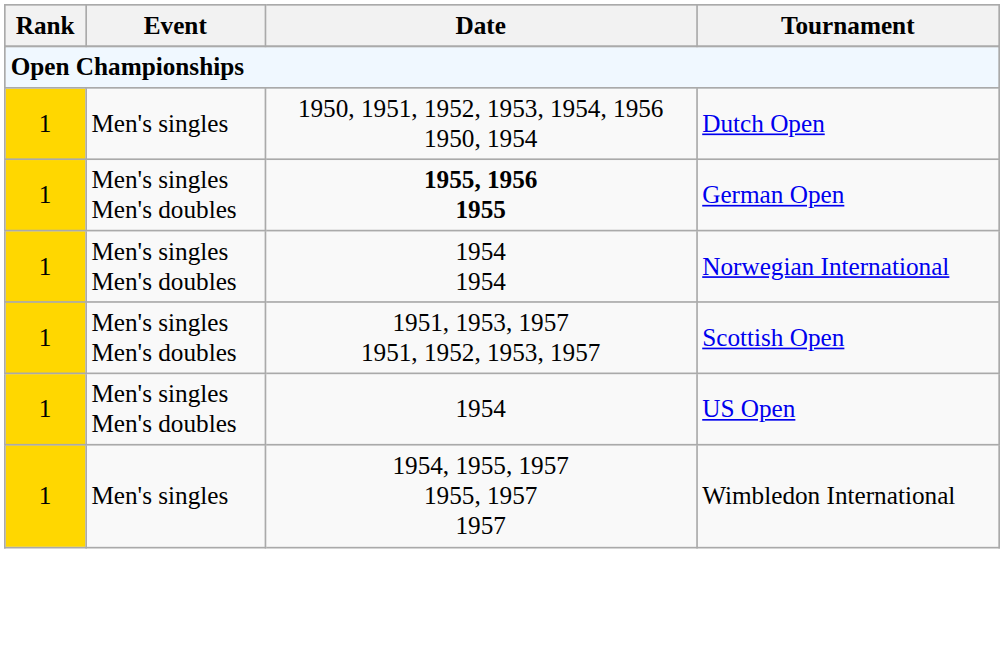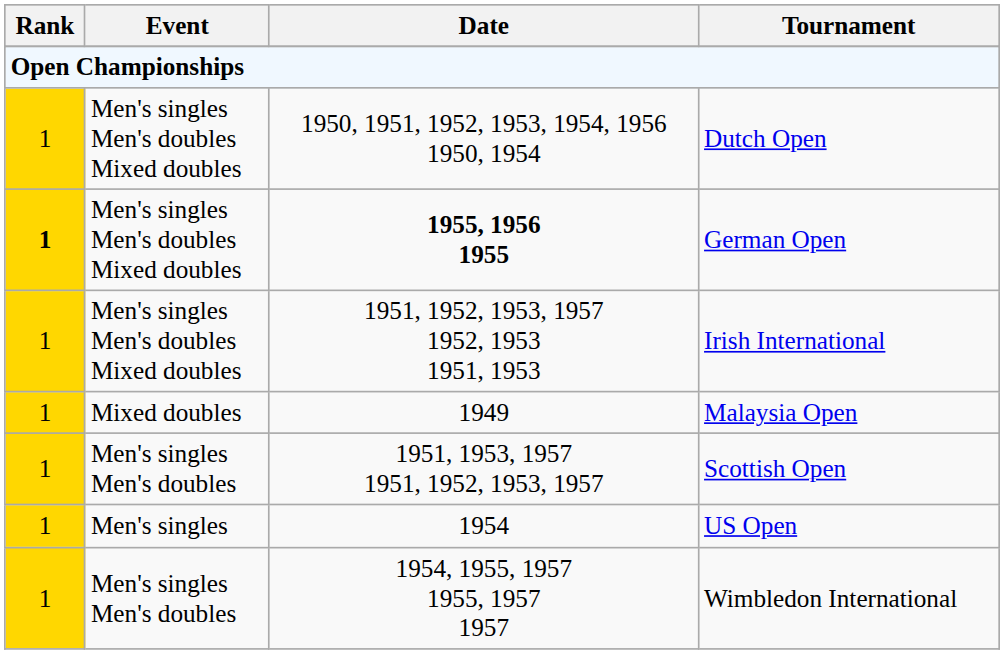(160, 123) Men's singles -> (166, 138) Men's singles Men's doubles Mixed doubles
(45, 195) normal -> (45, 239) bold
(164, 195) Men's singles Men's doubles -> (166, 239) Men's singles Men's doubles Mixed doubles
+ row: (795, 341)
+ row: (781, 412)
- row: (826, 266)
(164, 409) Men's singles Men's doubles -> (159, 525) Men's singles
(160, 495) Men's singles -> (164, 597) Men's singles Men's doubles
